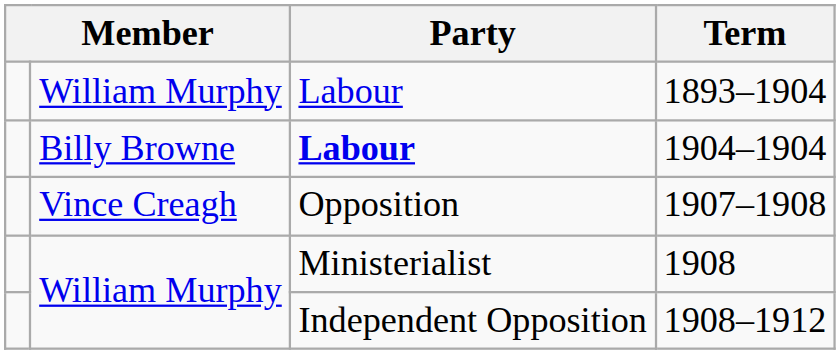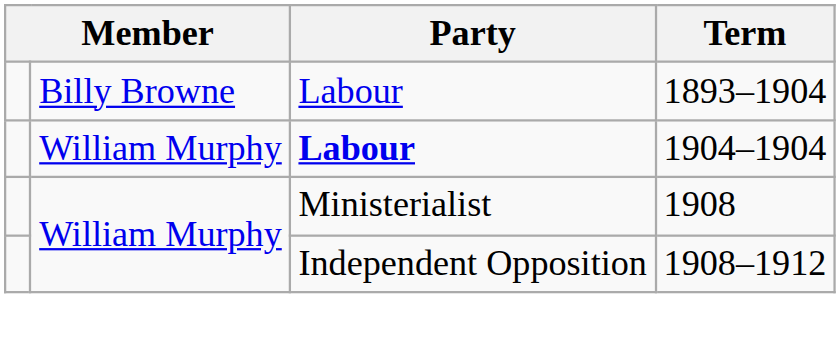(160, 90) William Murphy -> (137, 90) Billy Browne
(137, 147) Billy Browne -> (160, 147) William Murphy
- row: (745, 205)
